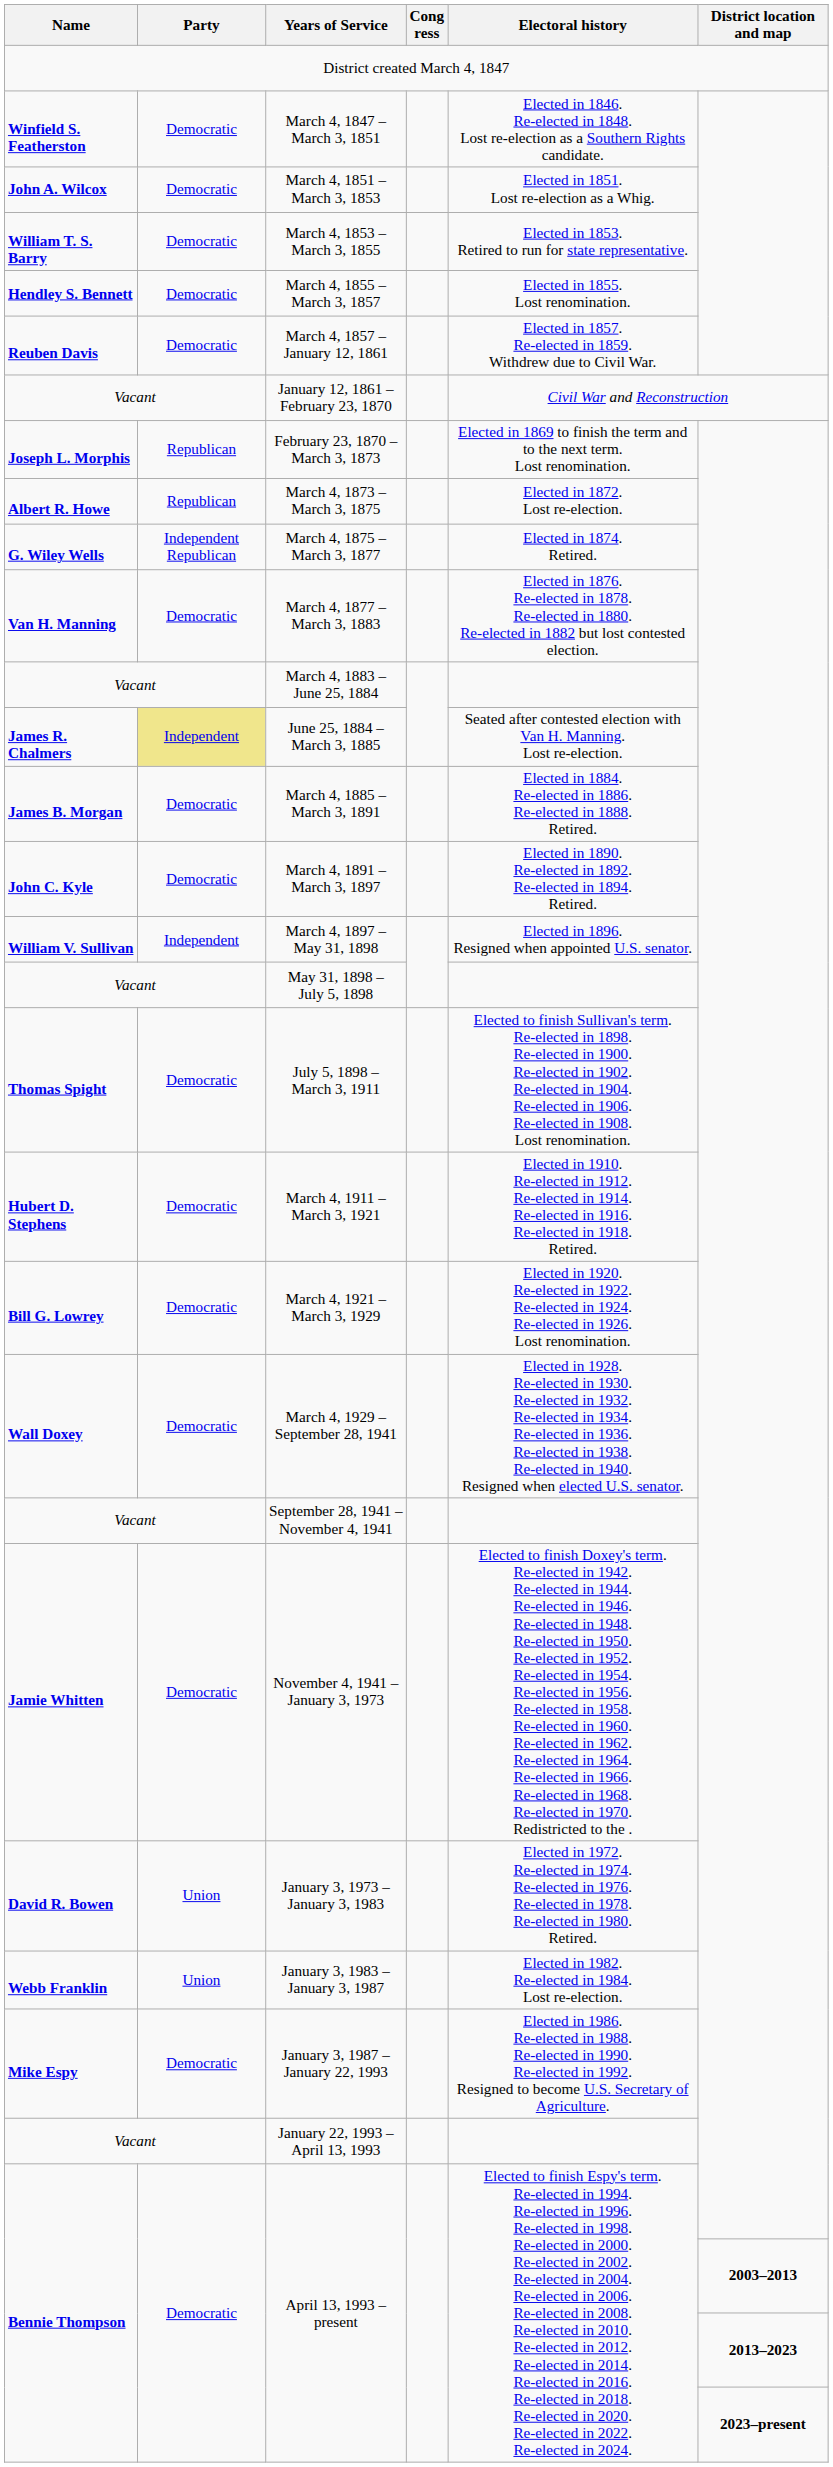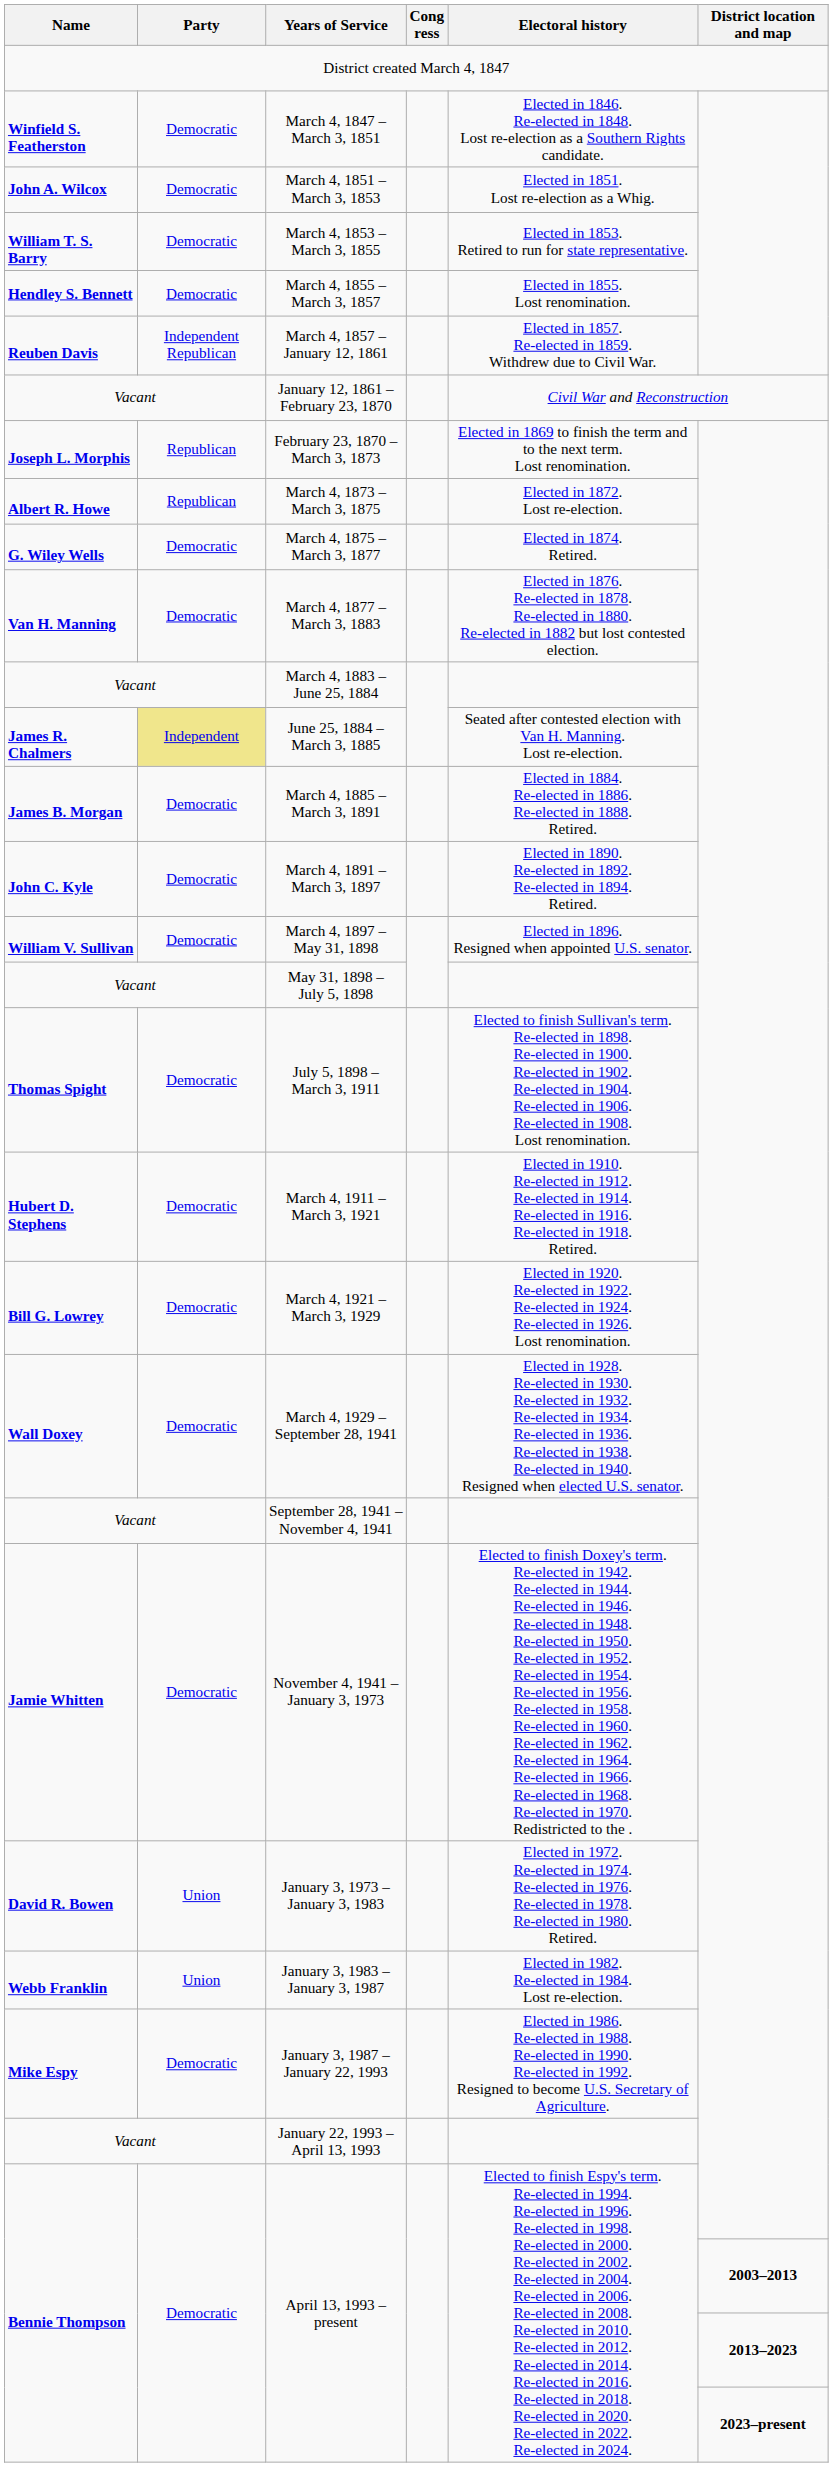(201, 345) Democratic -> (201, 345) Independent Republican
(201, 546) Independent Republican -> (201, 546) Democratic
(201, 939) Independent -> (201, 939) Democratic
